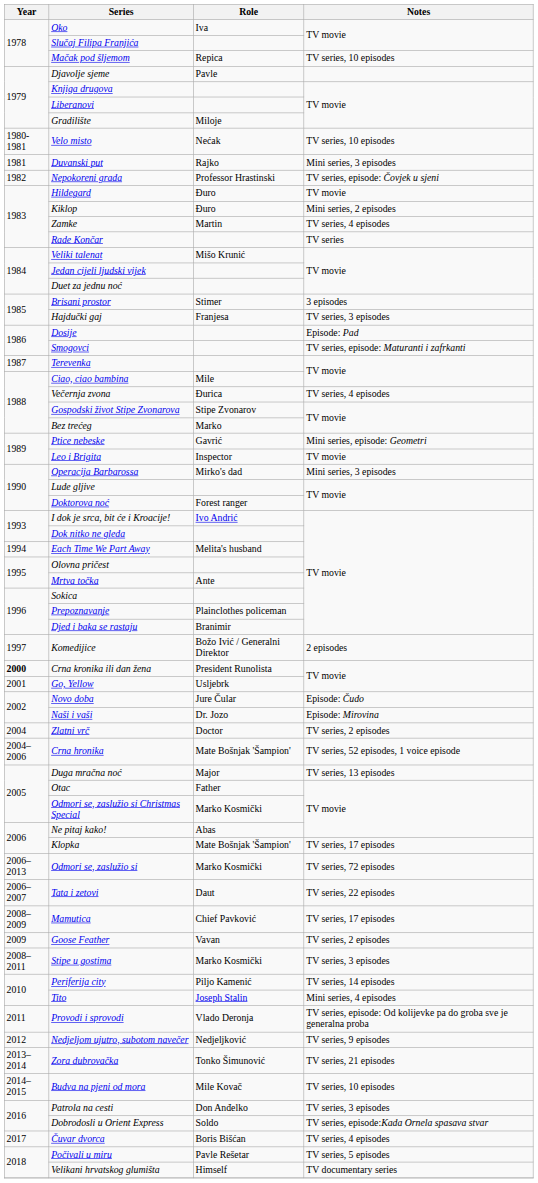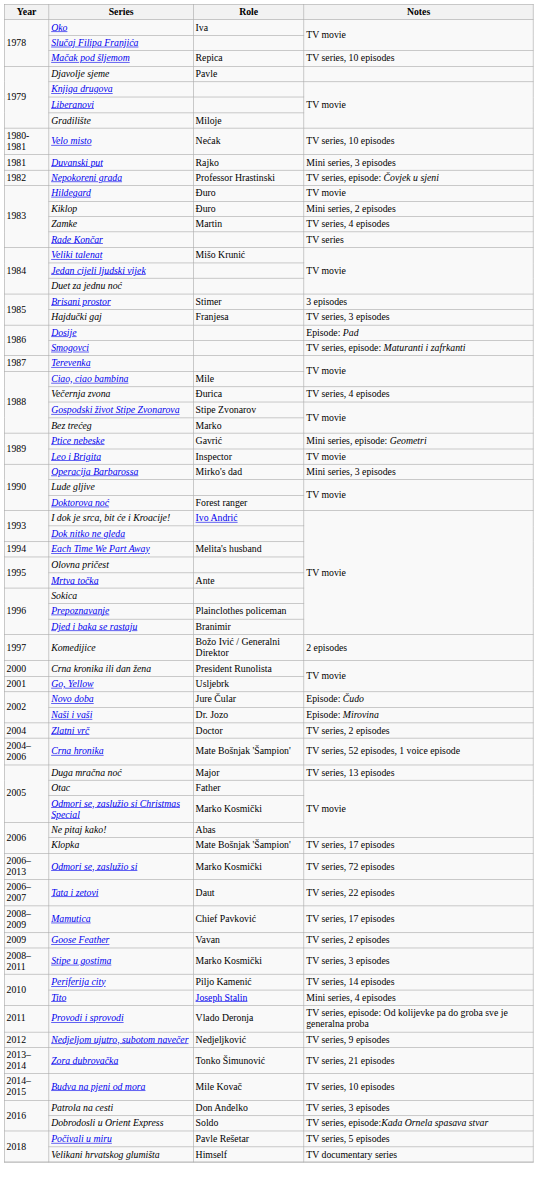(16, 668) bold -> (16, 668) normal
- row: (78, 1139)
